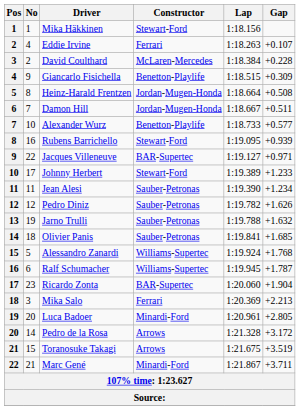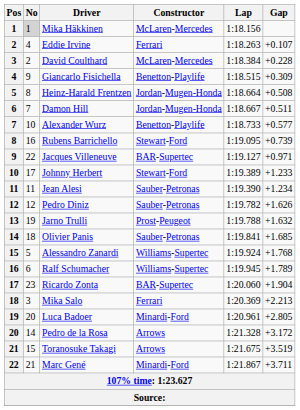(28, 28) no background -> (28, 28) lightgrey background
(162, 28) Stewart-Ford -> (174, 28) McLaren-Mercedes
(279, 141) +0.939 -> (279, 141) +0.739
(168, 221) Sauber-Petronas -> (163, 221) Prost-Peugeot
(279, 269) +1.787 -> (279, 269) +1.789
